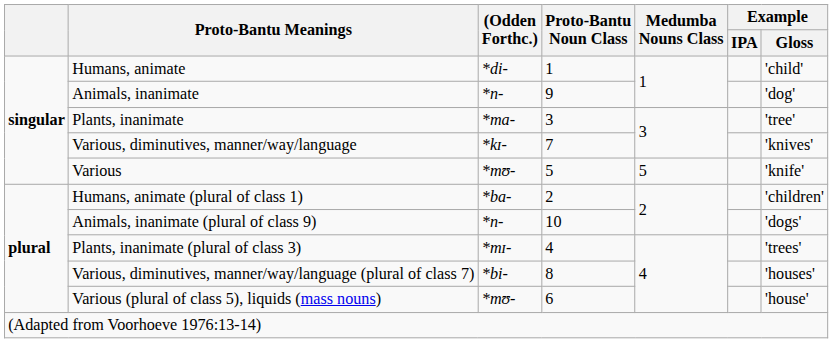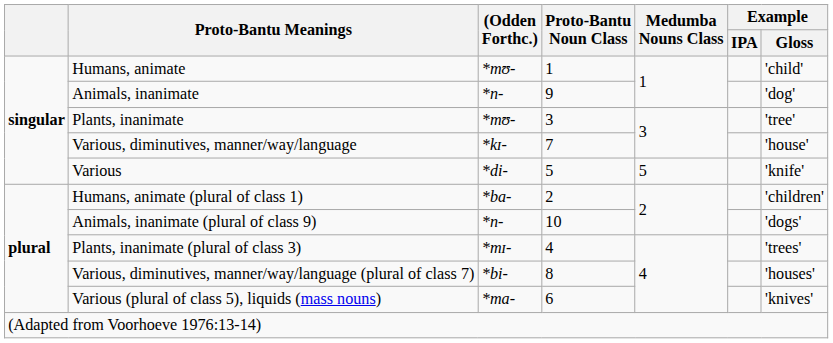(495, 68) *di- -> (499, 68) *mʊ-
(498, 119) *ma- -> (499, 119) *mʊ-
(789, 145) 'knives' -> (787, 145) 'house'
(499, 171) *mʊ- -> (495, 171) *di-
(499, 299) *mʊ- -> (498, 299) *ma-
(787, 299) 'house' -> (789, 299) 'knives'
